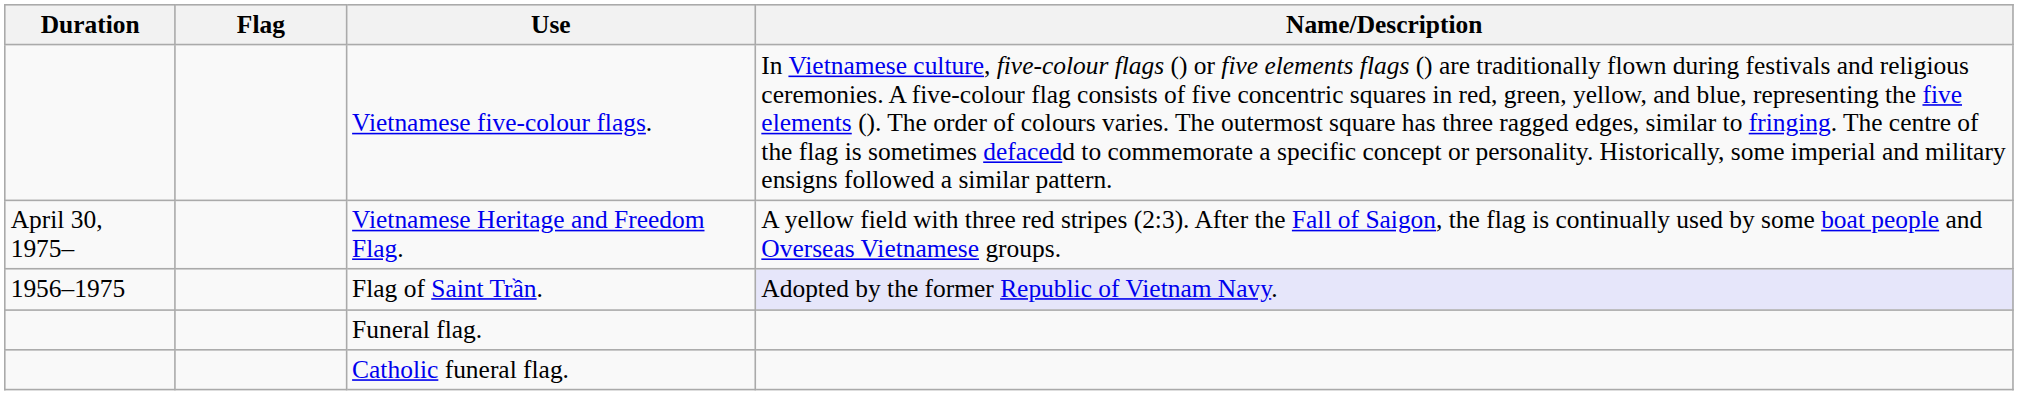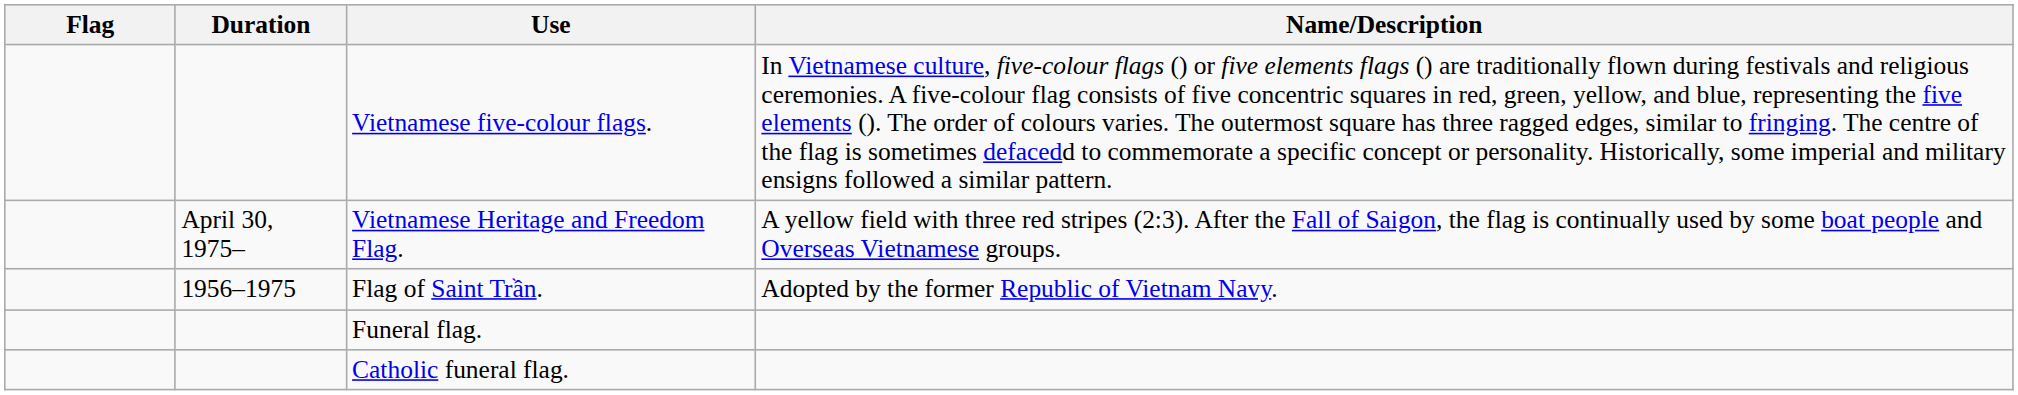columns swapped: (261, 24) <-> (90, 24)
(1020, 288) lavender background -> (1020, 288) no background
